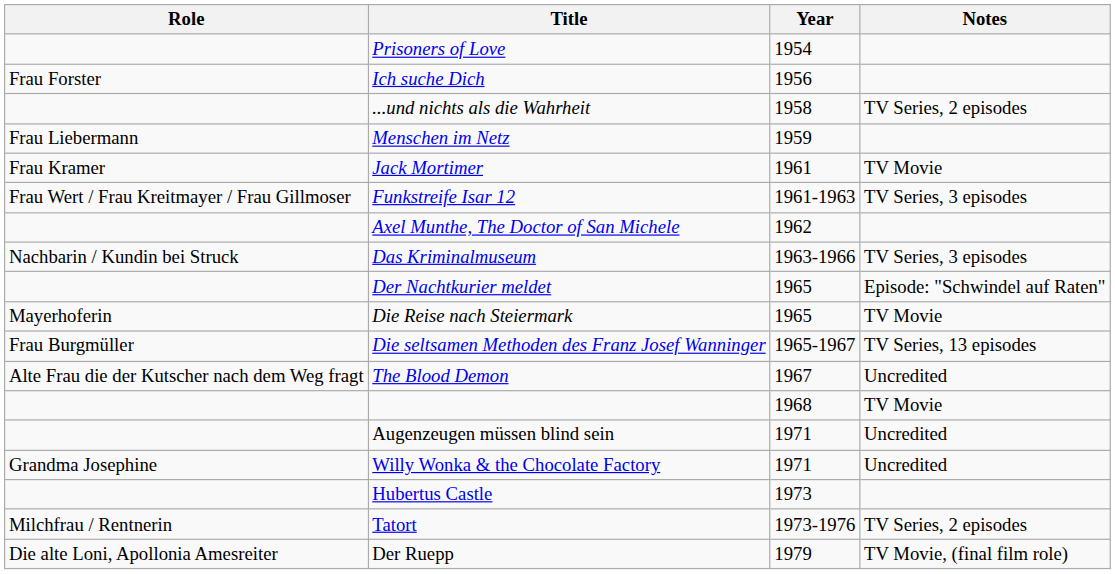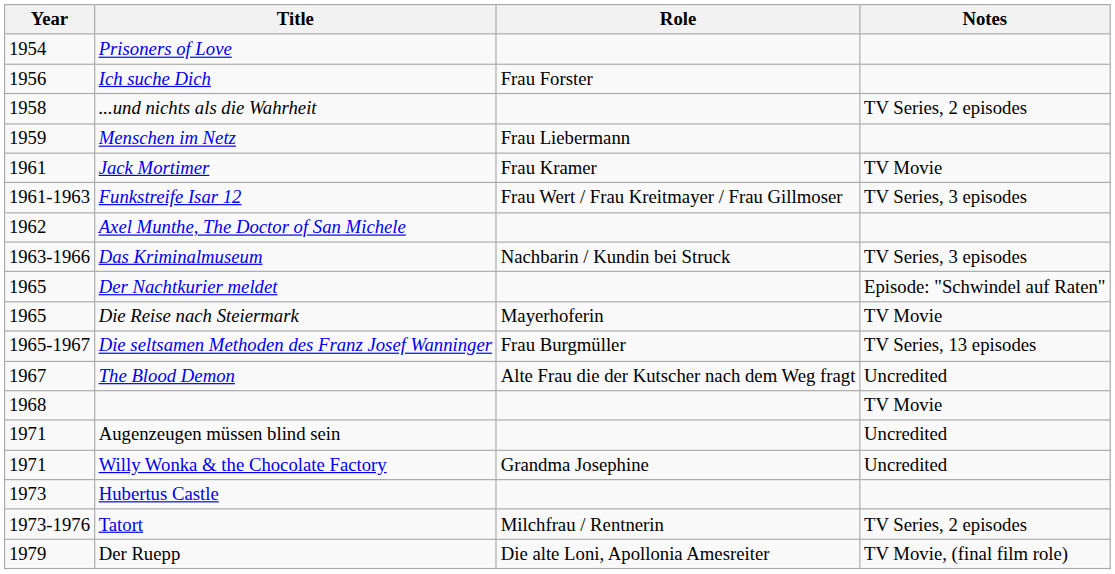columns swapped: (815, 19) <-> (186, 19)
